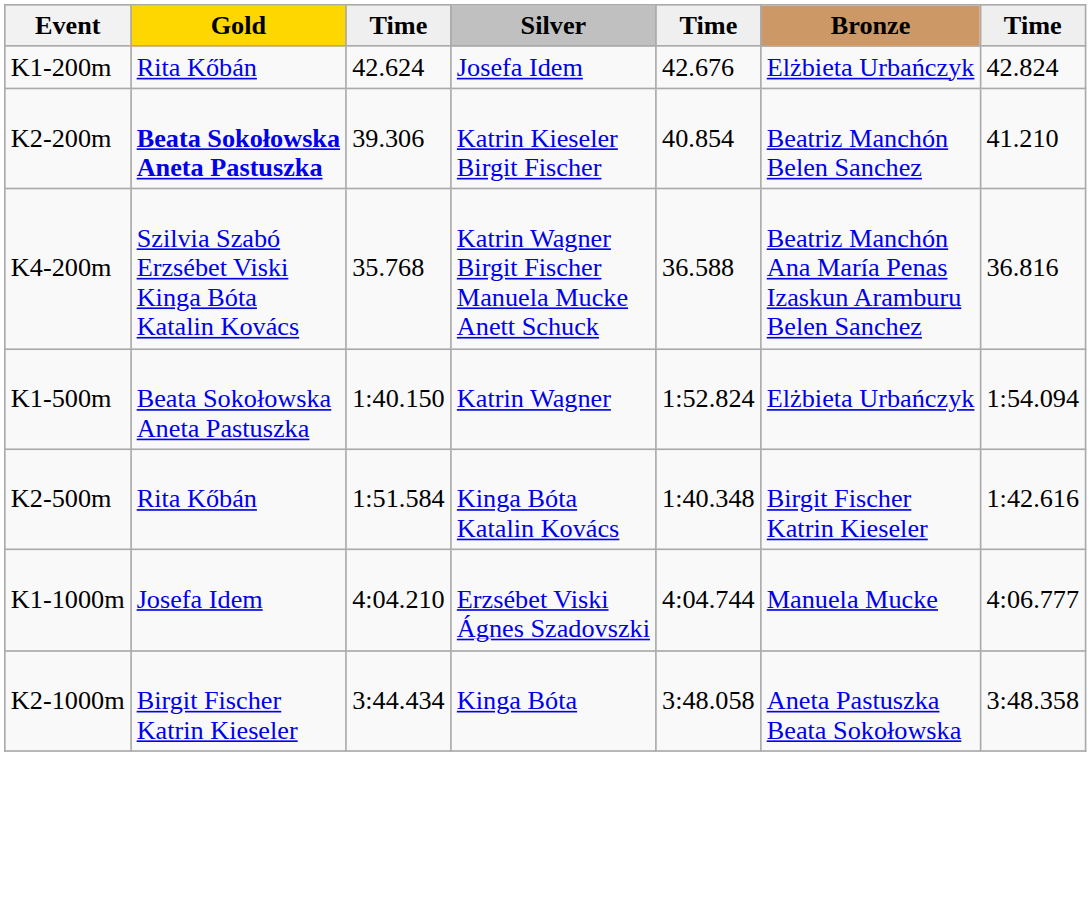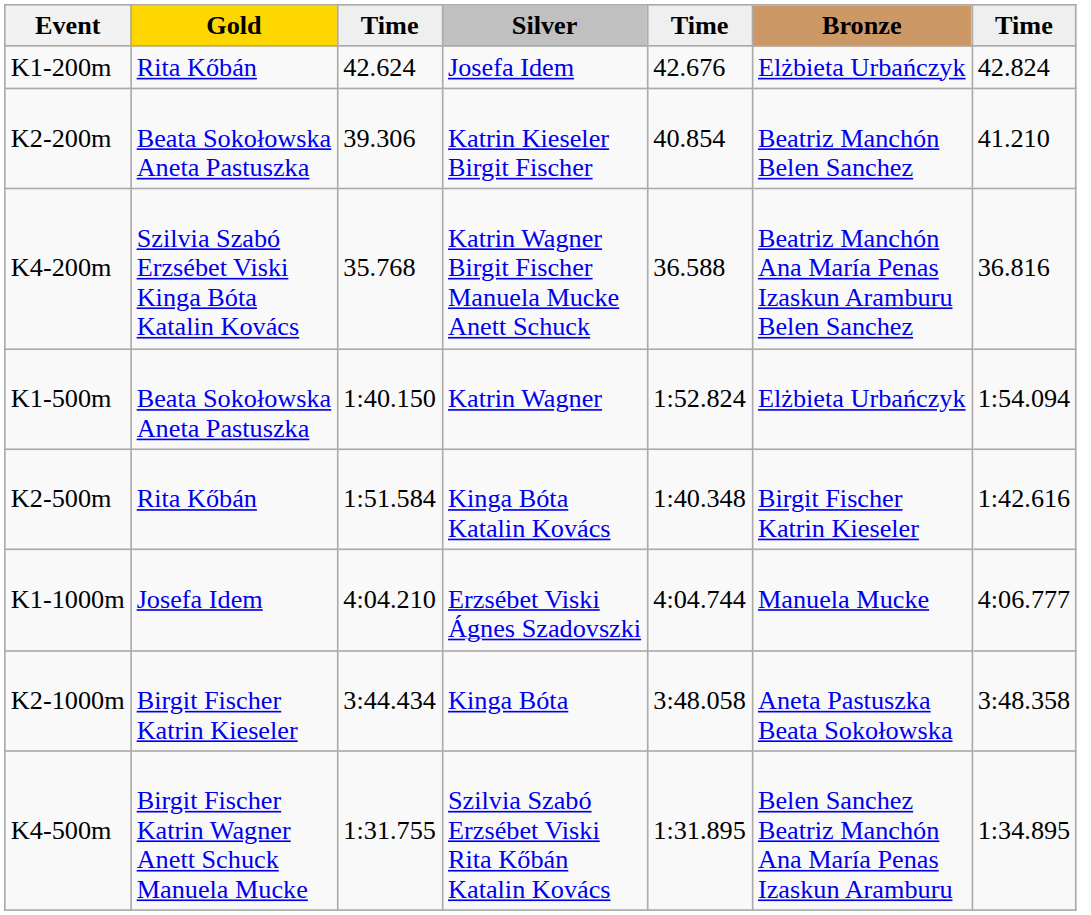(238, 152) bold -> (234, 152) normal
+ row: (61, 830)
